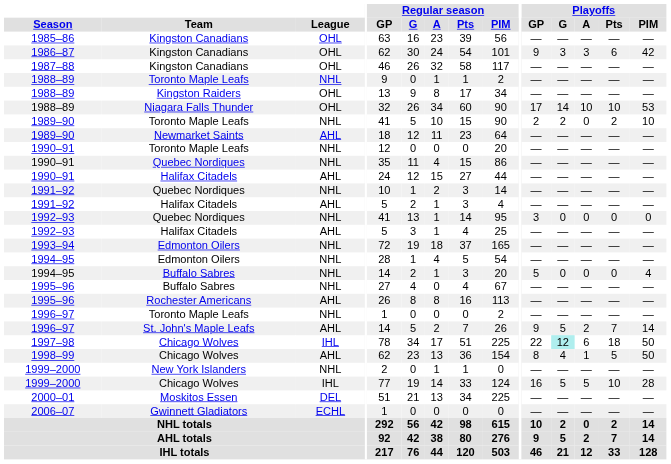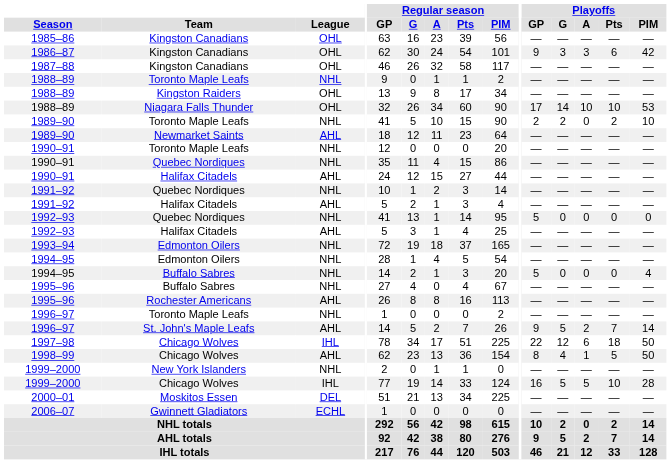(536, 218) 3 -> (536, 218) 5
(563, 342) paleturquoise background -> (563, 342) no background
